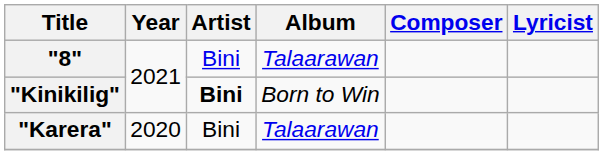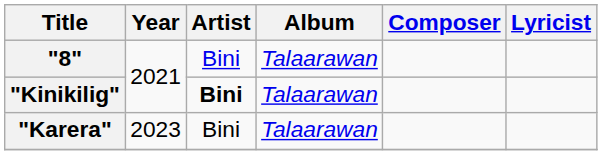(320, 94) Born to Win -> (319, 94) Talaarawan
(156, 130) 2020 -> (156, 130) 2023
